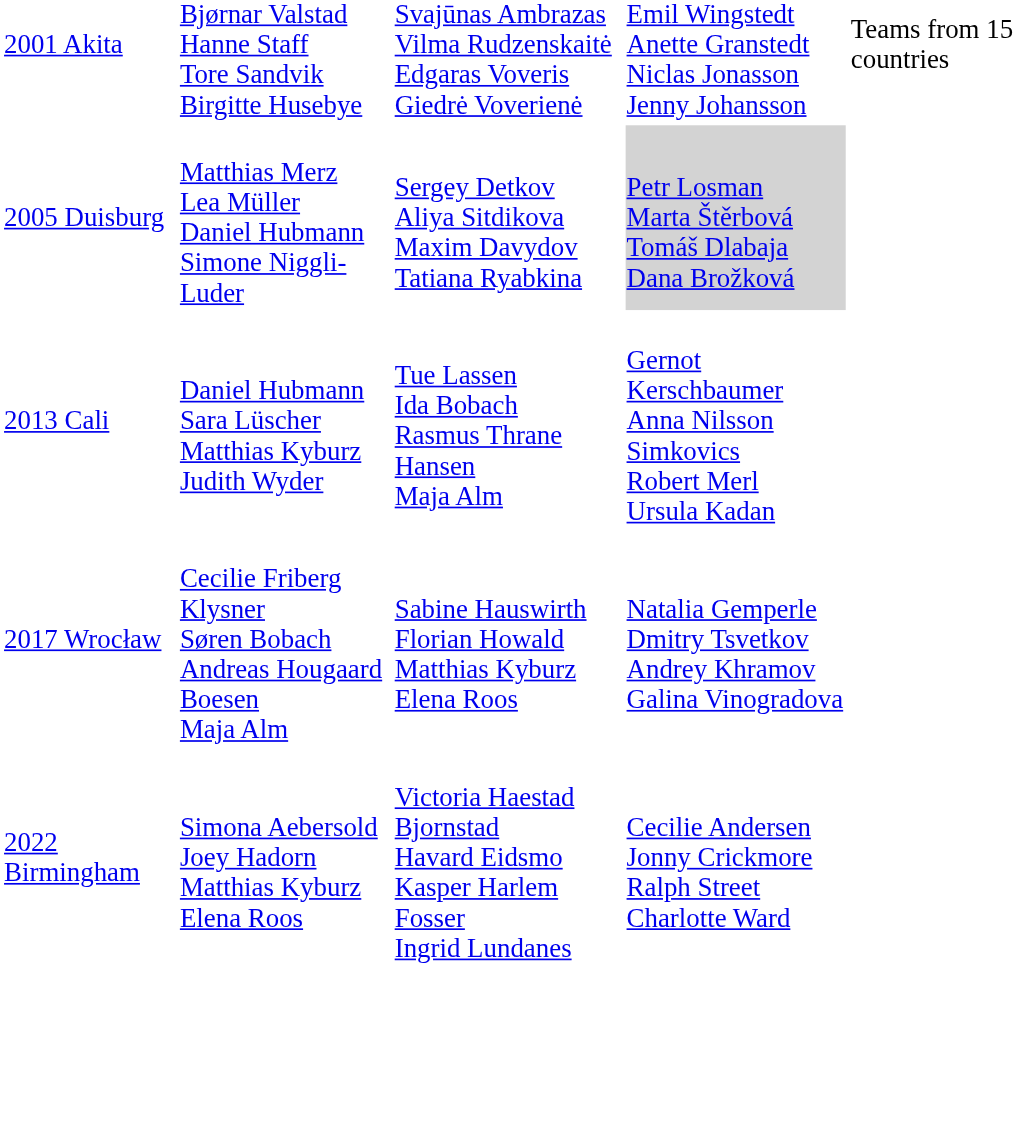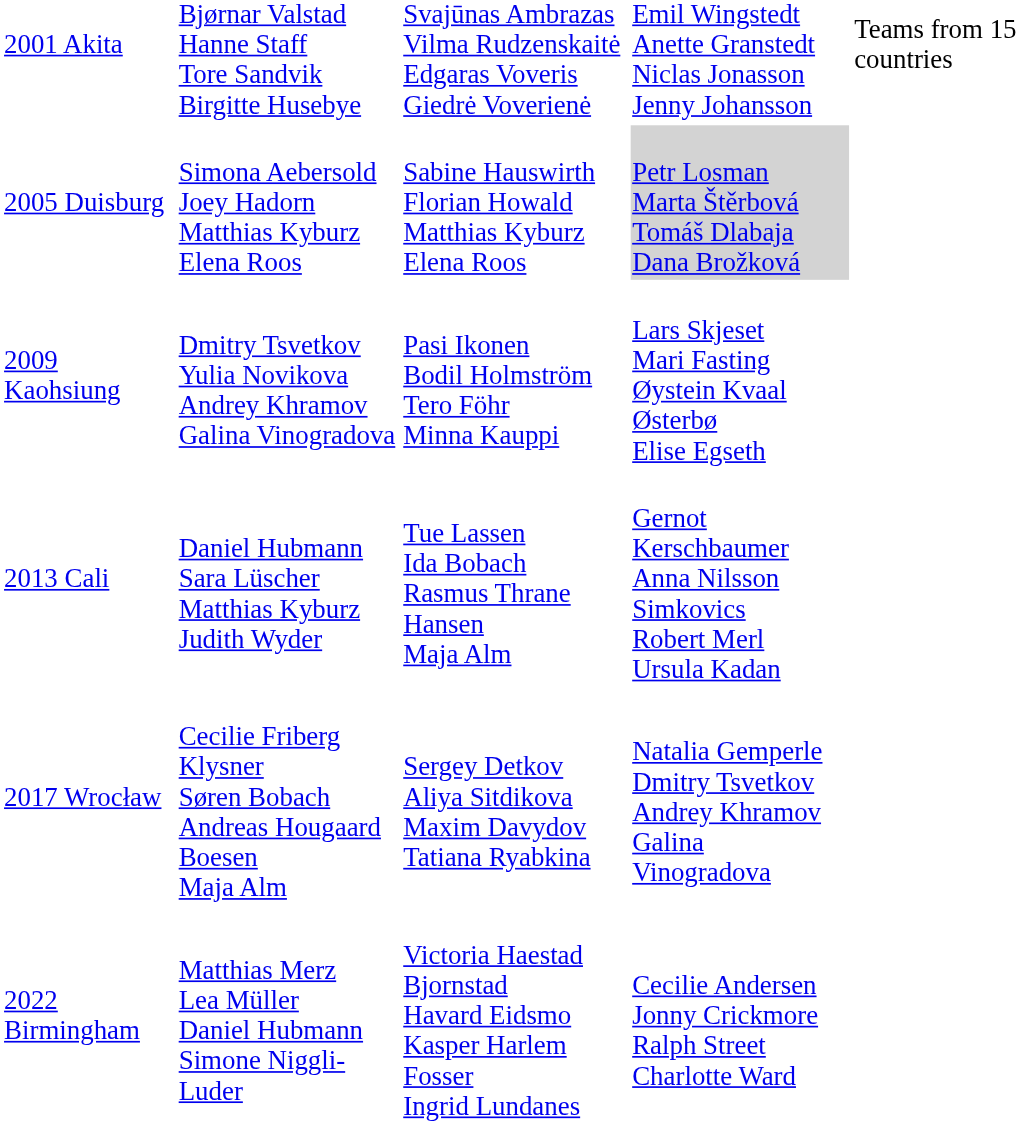(272, 232) Matthias Merz Lea Müller Daniel Hubmann Simone Niggli-Luder -> (278, 217) Simona Aebersold Joey Hadorn Matthias Kyburz Elena Roos
(488, 232) Sergey Detkov Aliya Sitdikova Maxim Davydov Tatiana Ryabkina -> (499, 217) Sabine Hauswirth Florian Howald Matthias Kyburz Elena Roos
+ row: (62, 375)
(491, 654) Sabine Hauswirth Florian Howald Matthias Kyburz Elena Roos -> (497, 812) Sergey Detkov Aliya Sitdikova Maxim Davydov Tatiana Ryabkina
(279, 872) Simona Aebersold Joey Hadorn Matthias Kyburz Elena Roos -> (271, 1030) Matthias Merz Lea Müller Daniel Hubmann Simone Niggli-Luder
